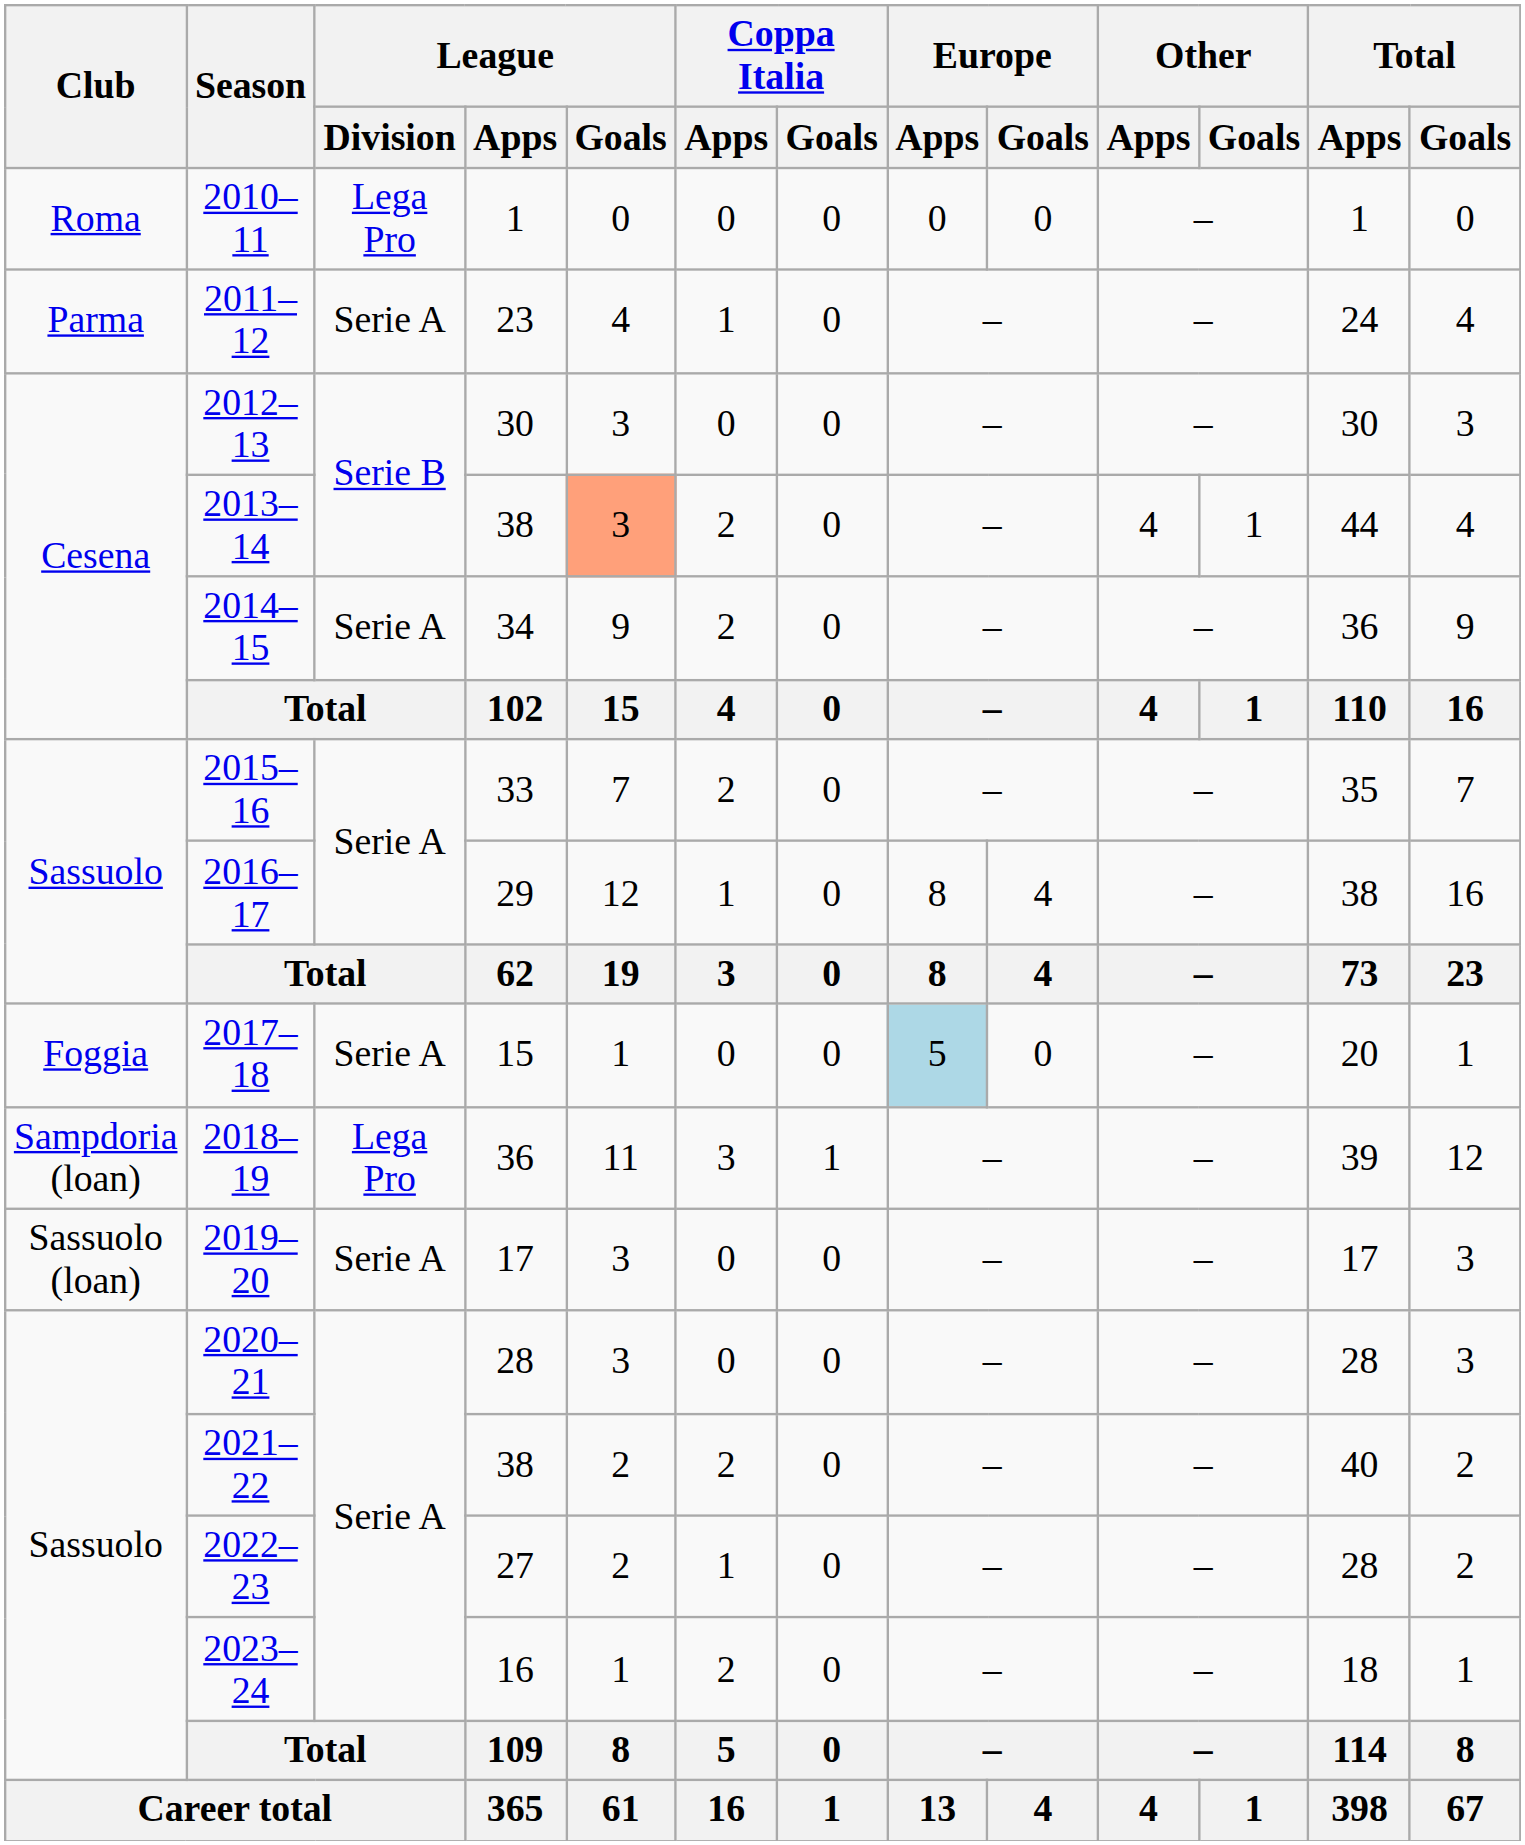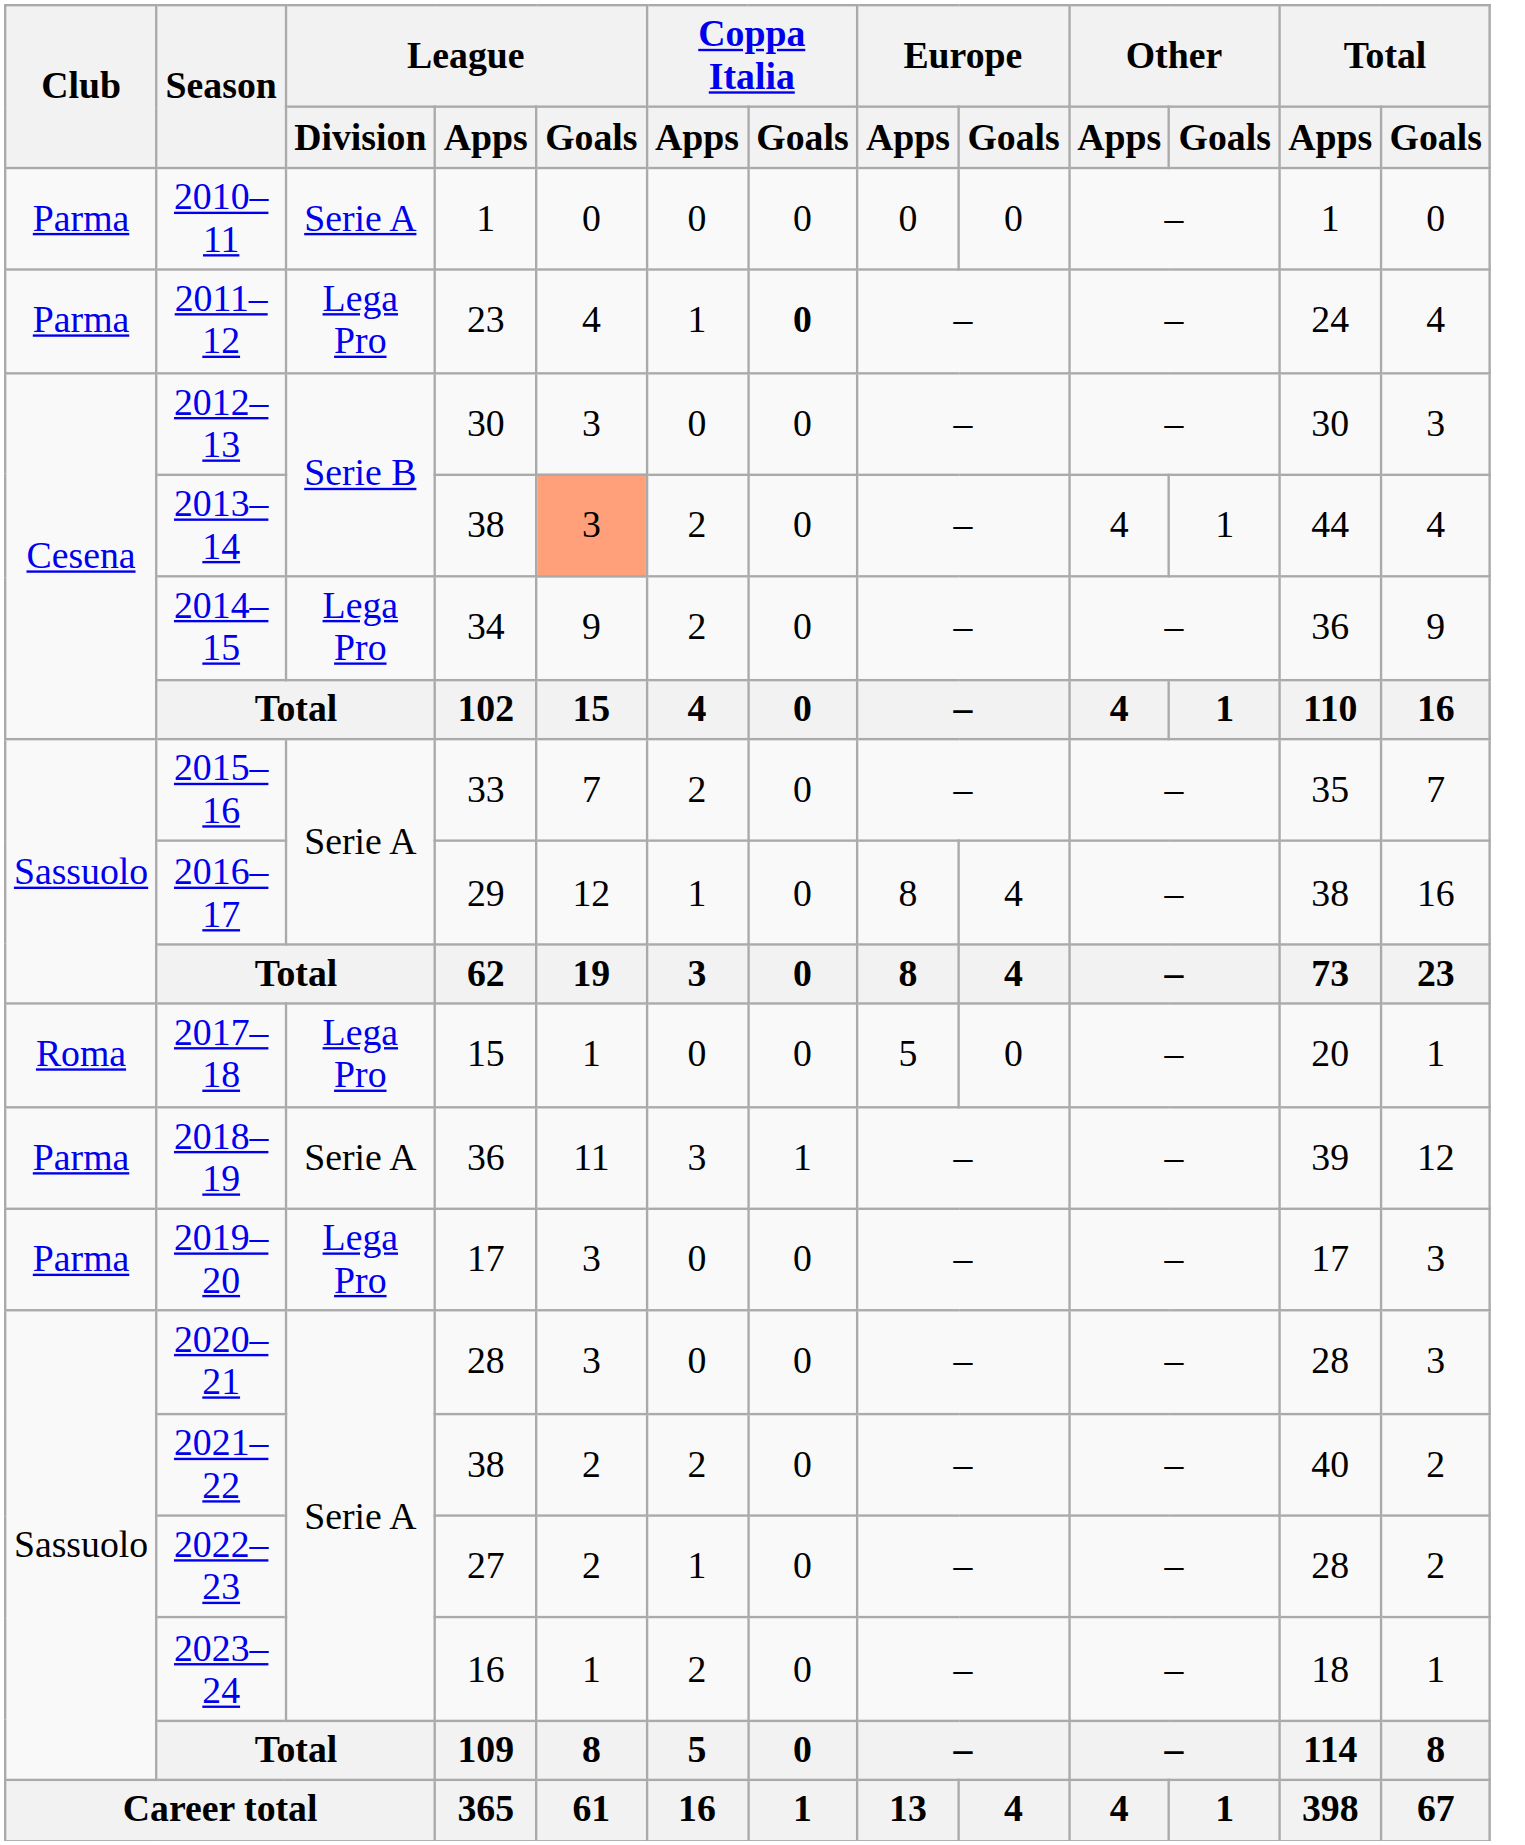(96, 217) Roma -> (81, 217) Parma
(390, 217) Lega Pro -> (360, 217) Serie A
(390, 320) Serie A -> (360, 320) Lega Pro
(832, 320) normal -> (802, 320) bold
(390, 627) Serie A -> (360, 627) Lega Pro
(96, 1054) Foggia -> (81, 1054) Roma
(390, 1054) Serie A -> (360, 1054) Lega Pro
(937, 1054) lightblue background -> (908, 1054) no background
(96, 1156) Sampdoria (loan) -> (81, 1156) Parma
(390, 1156) Lega Pro -> (360, 1156) Serie A
(96, 1258) Sassuolo (loan) -> (81, 1258) Parma
(390, 1258) Serie A -> (360, 1258) Lega Pro
